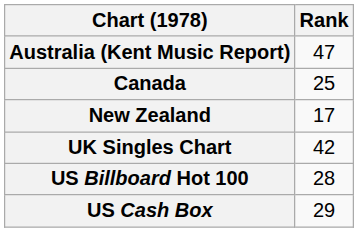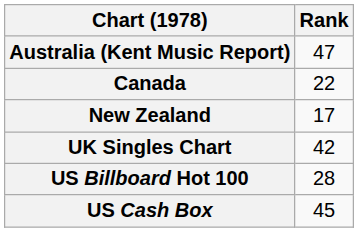(324, 83) 25 -> (324, 83) 22
(324, 210) 29 -> (324, 210) 45
